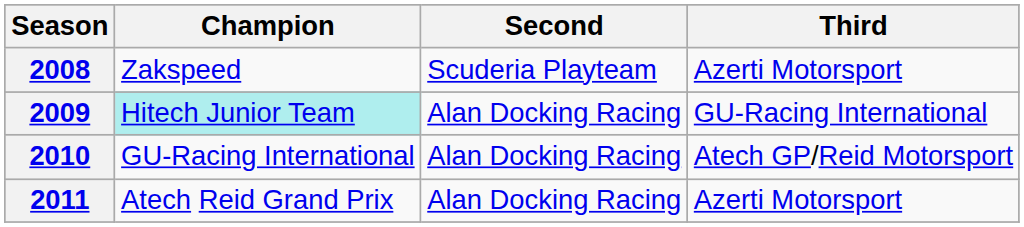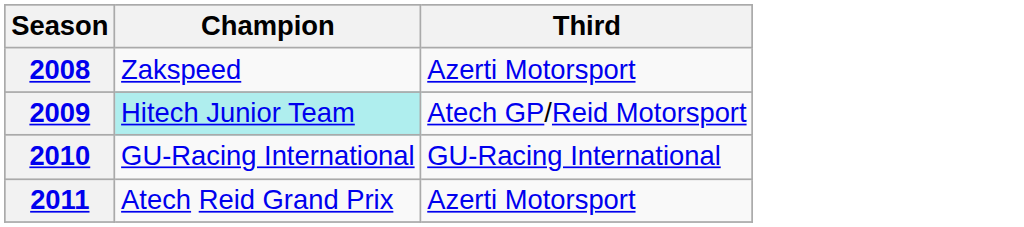- column: (554, 26)
(841, 112) GU-Racing International -> (587, 112) Atech GP/Reid Motorsport
(854, 156) Atech GP/Reid Motorsport -> (574, 156) GU-Racing International
